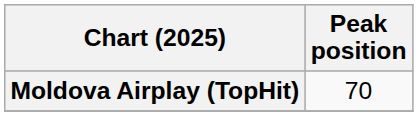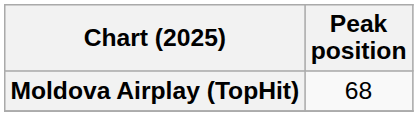(359, 90) 70 -> (359, 90) 68
